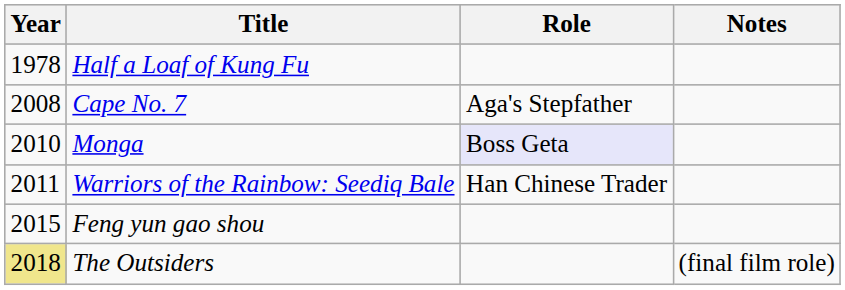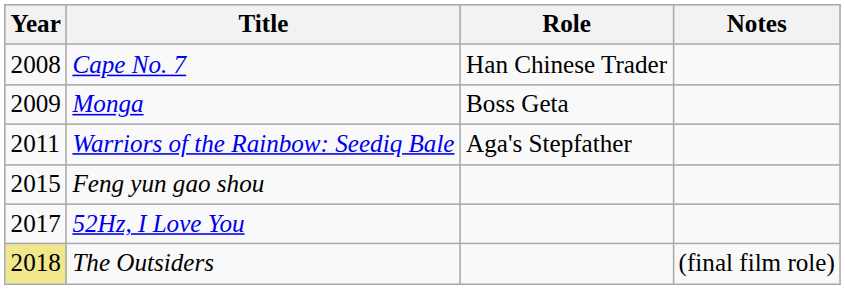- row: (191, 64)
(549, 104) Aga's Stepfather -> (567, 64) Han Chinese Trader
(36, 143) 2010 -> (36, 104) 2009
(517, 143) lavender background -> (517, 104) no background
(567, 183) Han Chinese Trader -> (549, 143) Aga's Stepfather
+ row: (158, 223)
